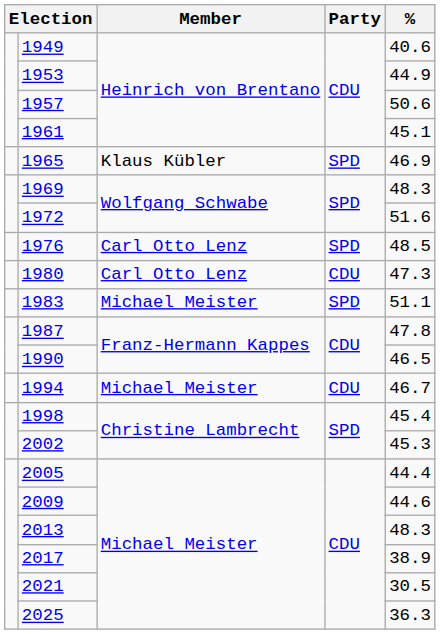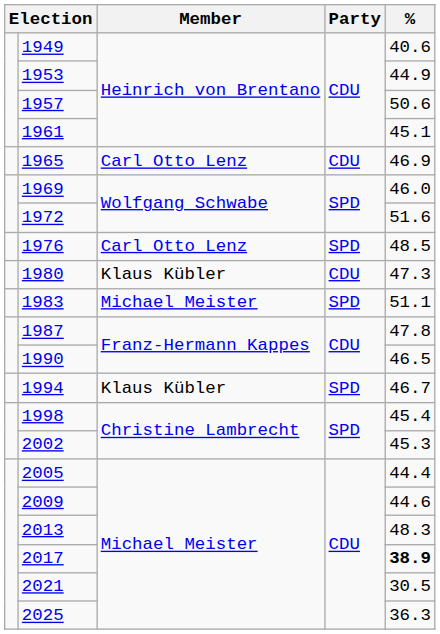(163, 161) Klaus Kübler -> (174, 161) Carl Otto Lenz
(344, 161) SPD -> (344, 161) CDU
(410, 189) 48.3 -> (410, 189) 46.0
(174, 274) Carl Otto Lenz -> (163, 274) Klaus Kübler
(179, 388) Michael Meister -> (163, 388) Klaus Kübler
(344, 388) CDU -> (344, 388) SPD
(410, 558) normal -> (410, 558) bold
